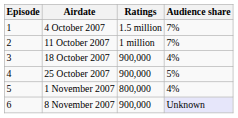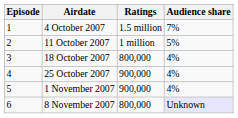(173, 43) 7% -> (173, 43) 5%
(135, 58) 900,000 -> (135, 58) 800,000
(173, 74) 5% -> (173, 74) 4%
(135, 89) 800,000 -> (135, 89) 900,000
(135, 105) 900,000 -> (135, 105) 800,000
